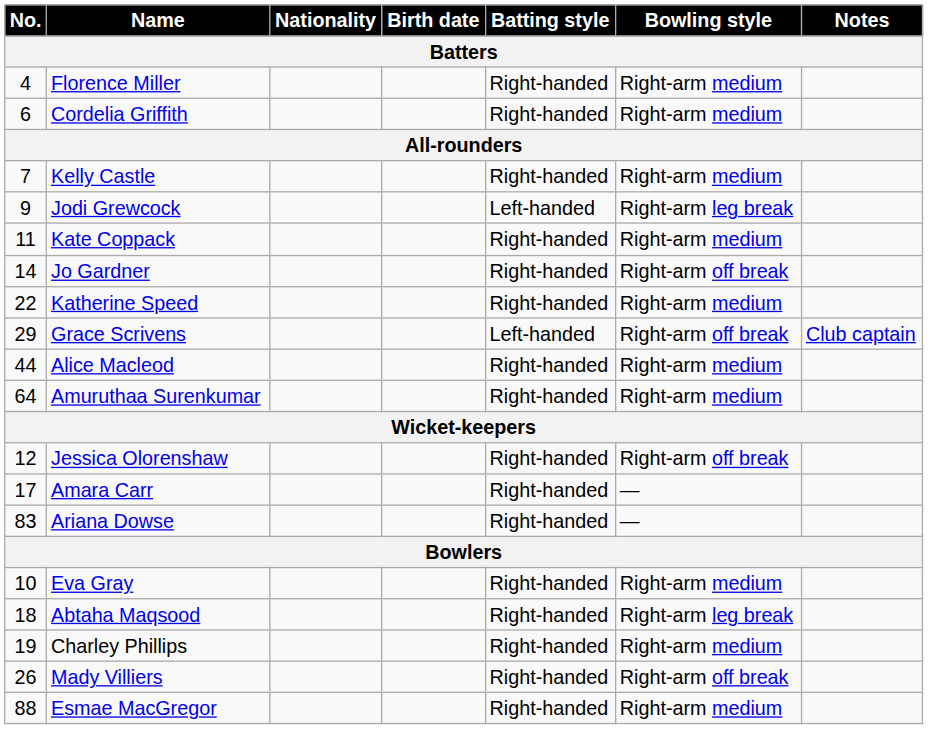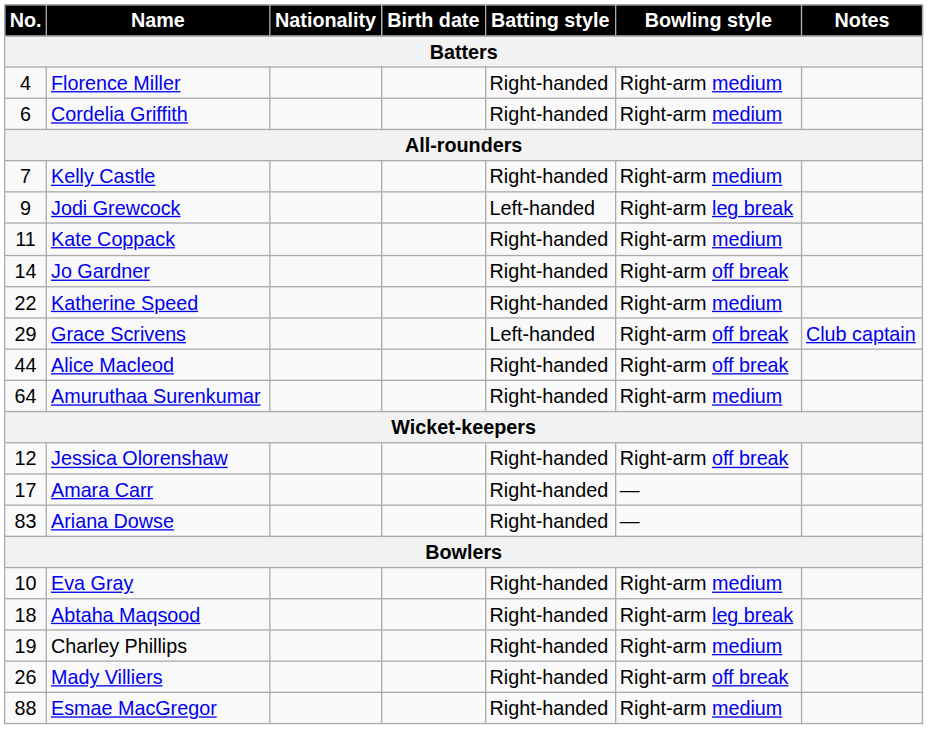(701, 365) Right-arm medium -> (704, 365) Right-arm off break
